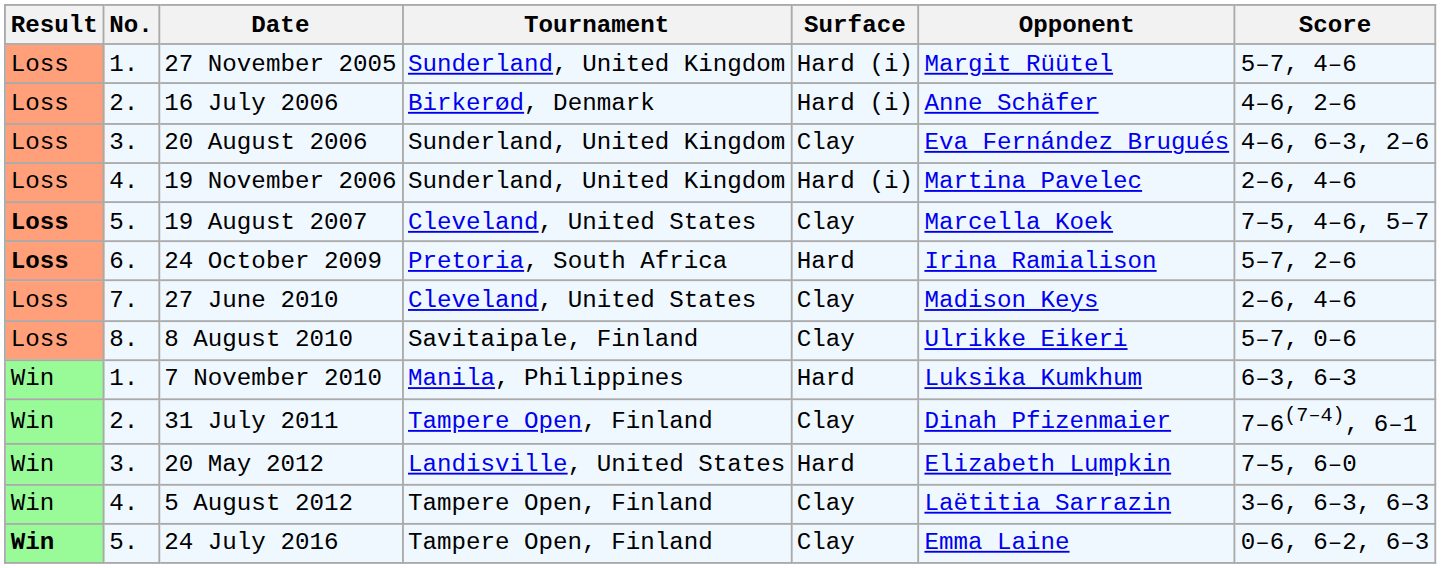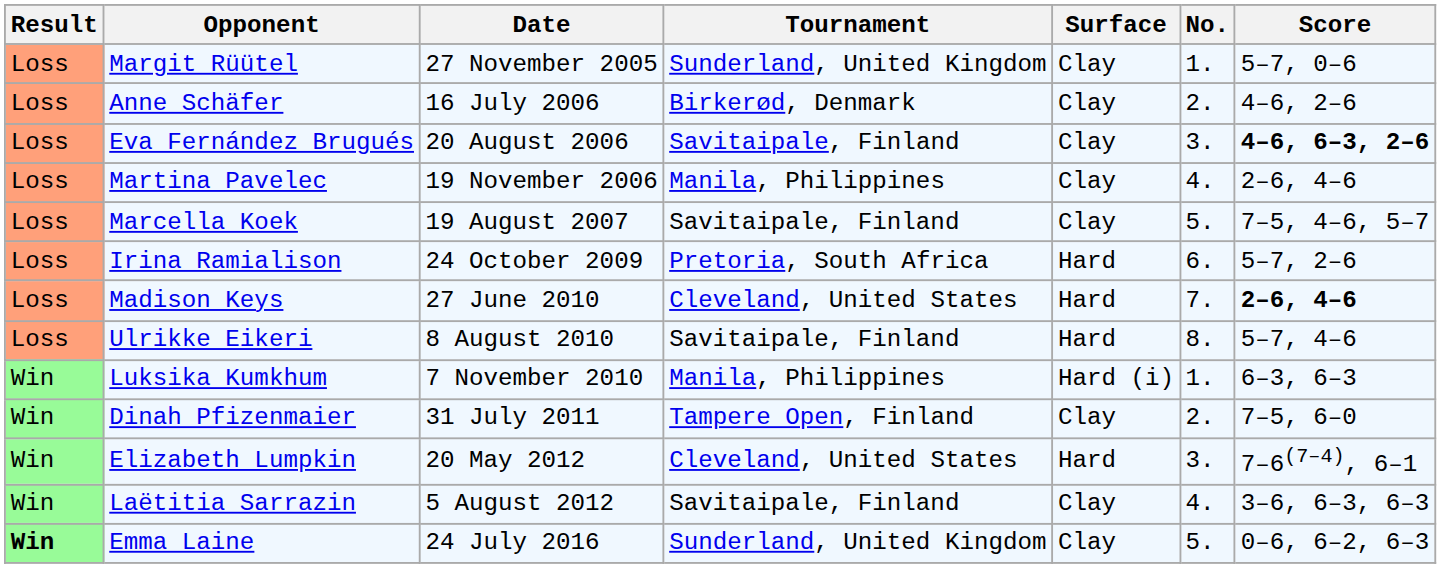columns swapped: (131, 25) <-> (1077, 25)
(855, 64) Hard (i) -> (1087, 64) Clay
(1299, 64) 5–7, 4–6 -> (1299, 64) 5–7, 0–6
(855, 103) Hard (i) -> (1087, 103) Clay
(597, 143) Sunderland, United Kingdom -> (814, 143) Savitaipale, Finland
(1335, 143) normal -> (1335, 143) bold
(597, 182) Sunderland, United Kingdom -> (807, 182) Manila, Philippines
(855, 182) Hard (i) -> (1087, 182) Clay
(40, 222) bold -> (40, 222) normal
(582, 222) Cleveland, United States -> (814, 222) Savitaipale, Finland
(40, 261) bold -> (40, 261) normal
(826, 300) Clay -> (1087, 300) Hard
(1299, 300) normal -> (1299, 300) bold
(826, 340) Clay -> (1087, 340) Hard
(1299, 340) 5–7, 0–6 -> (1299, 340) 5–7, 4–6
(826, 379) Hard -> (1116, 379) Hard (i)
(1329, 422) 7–6(7–4), 6–1 -> (1299, 419) 7–5, 6–0
(597, 464) Landisville, United States -> (843, 461) Cleveland, United States
(1299, 464) 7–5, 6–0 -> (1329, 461) 7–6(7–4), 6–1
(560, 504) Tampere Open, Finland -> (814, 504) Savitaipale, Finland
(560, 543) Tampere Open, Finland -> (858, 543) Sunderland, United Kingdom
